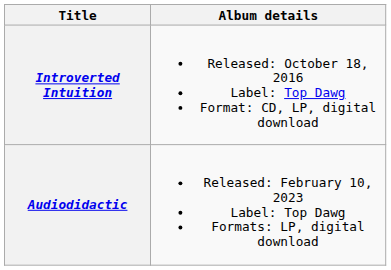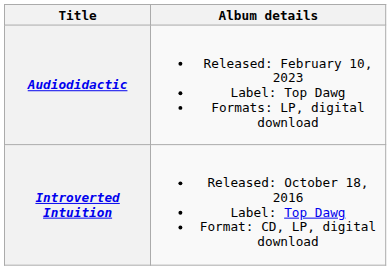rows swapped: (78, 85) <-> (78, 205)
